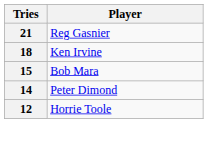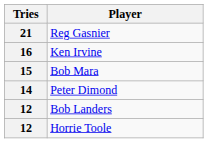(26, 52) 18 -> (26, 52) 16
+ row: (81, 109)
